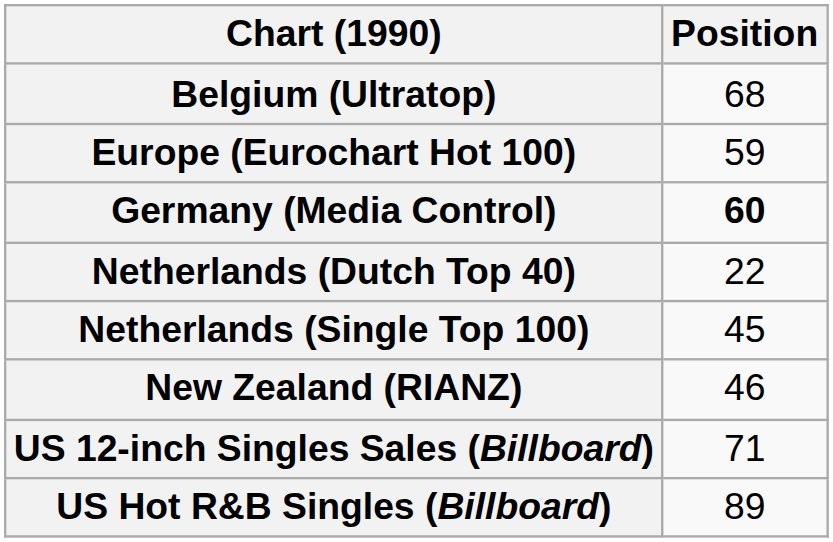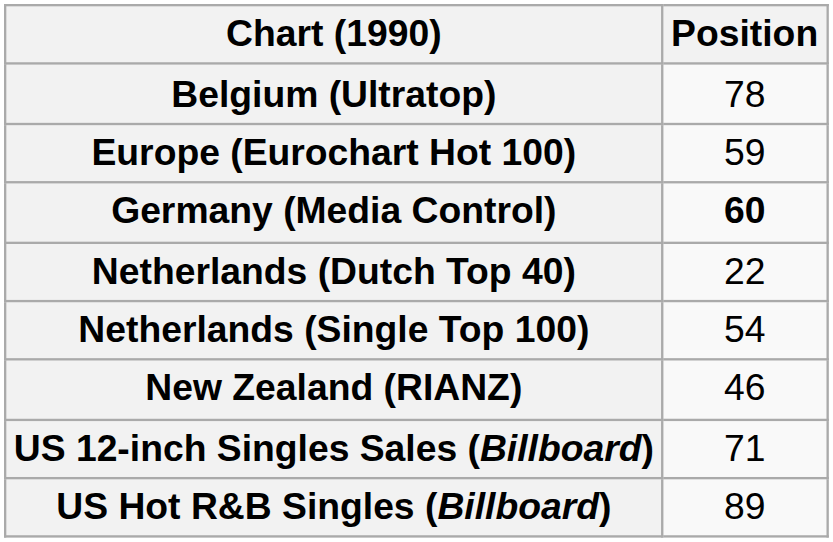(745, 93) 68 -> (745, 93) 78
(745, 329) 45 -> (745, 329) 54
